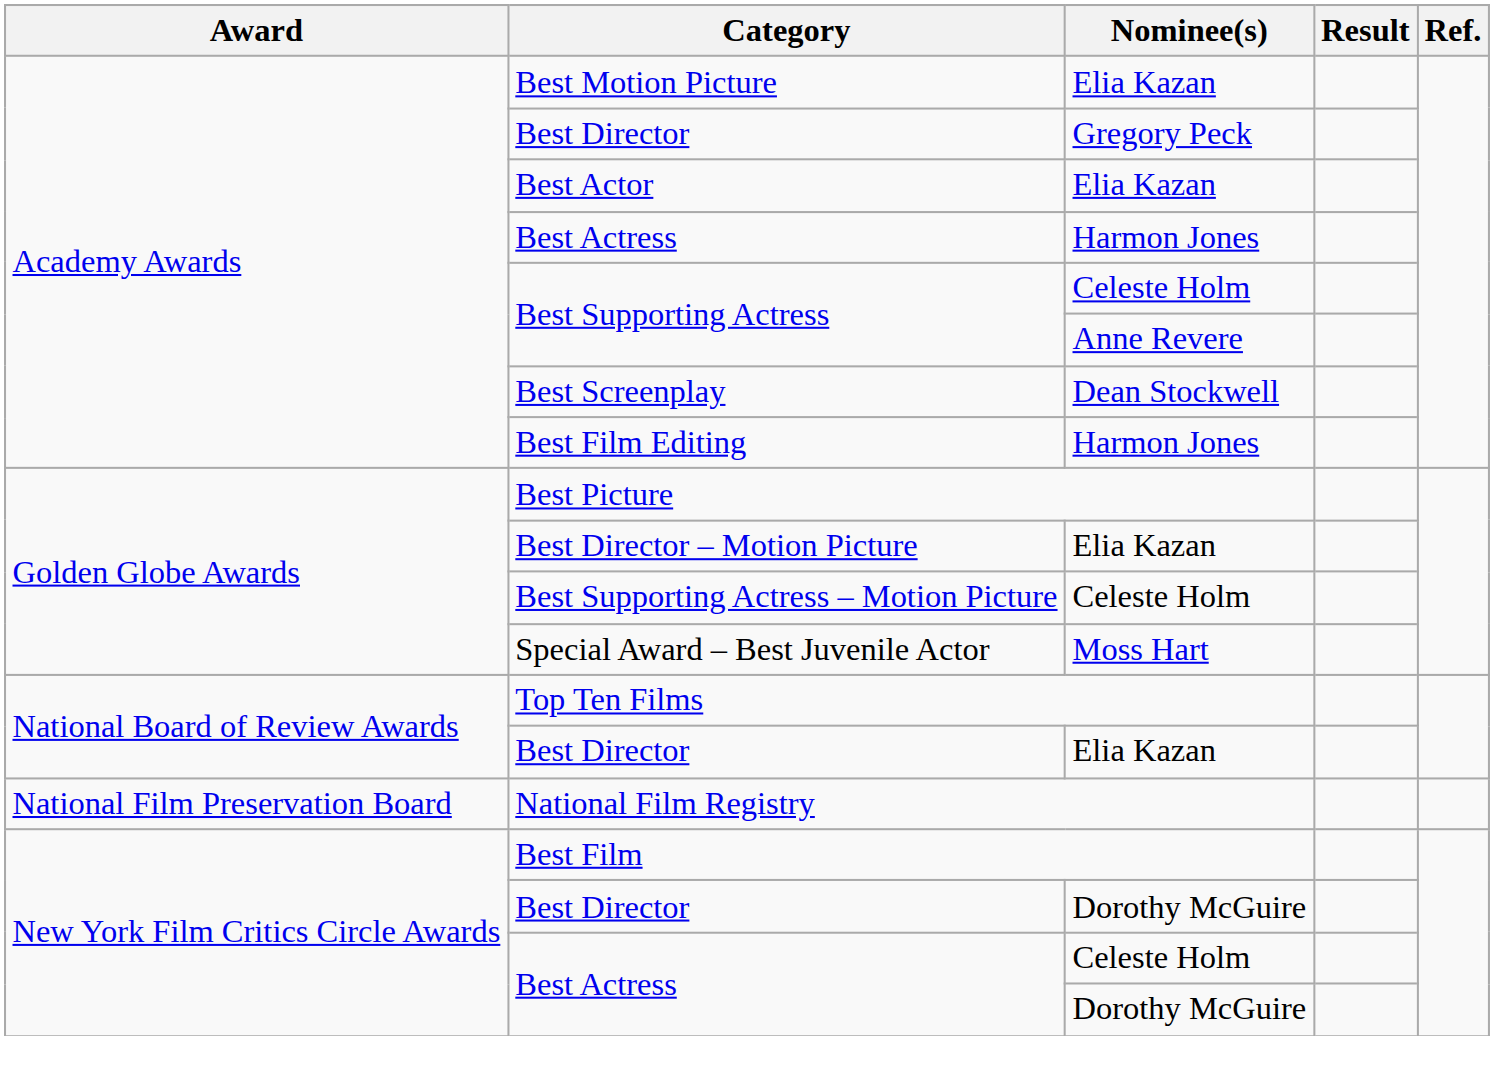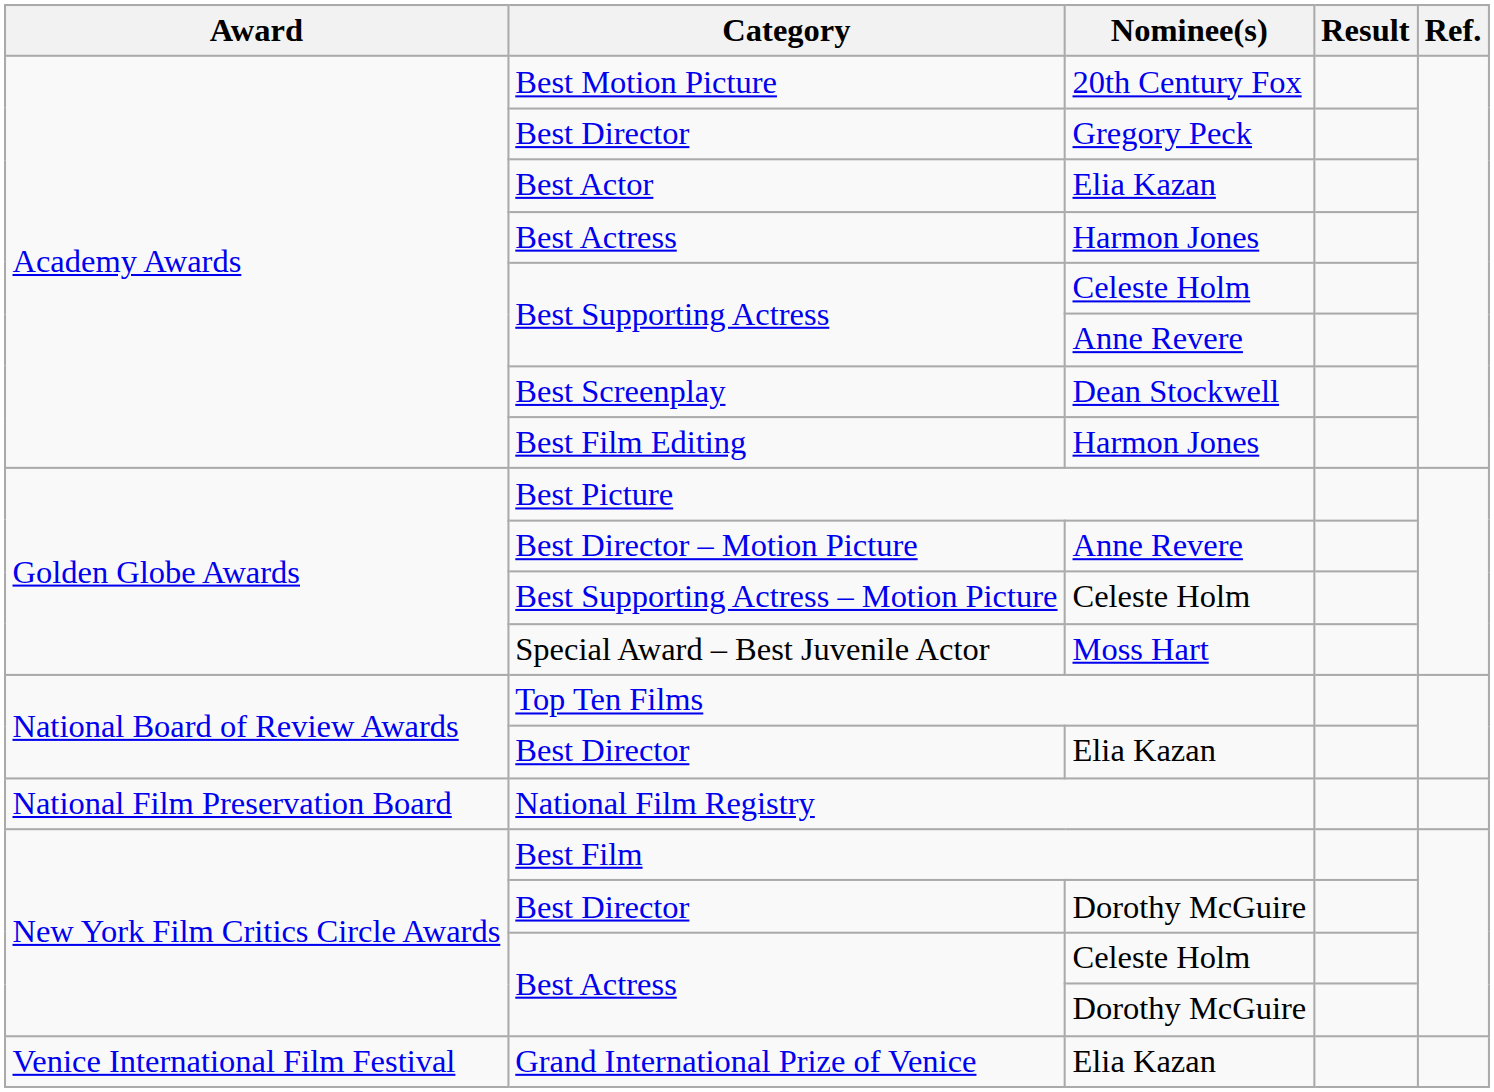(1144, 81) Elia Kazan -> (1187, 81) 20th Century Fox
(1144, 545) Elia Kazan -> (1158, 545) Anne Revere
+ row: (234, 1060)
